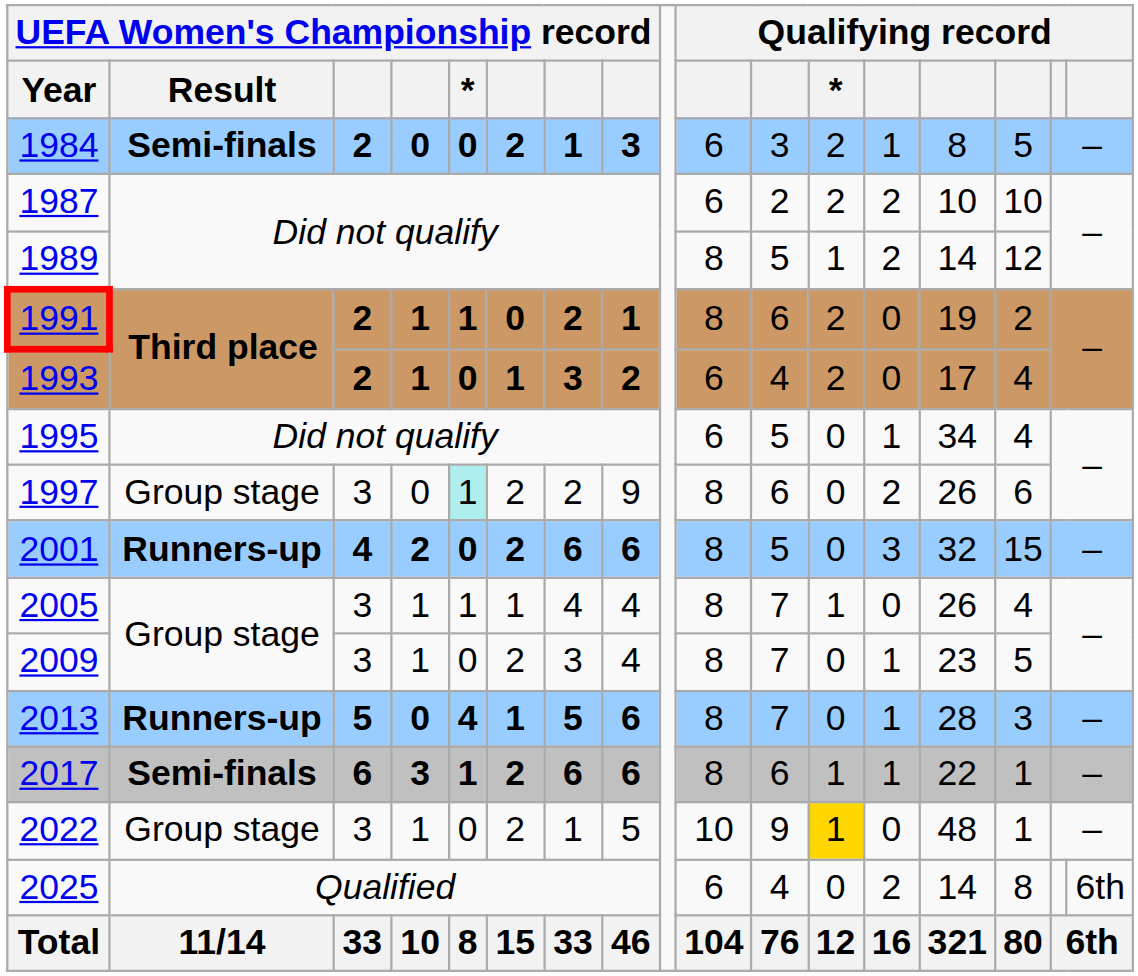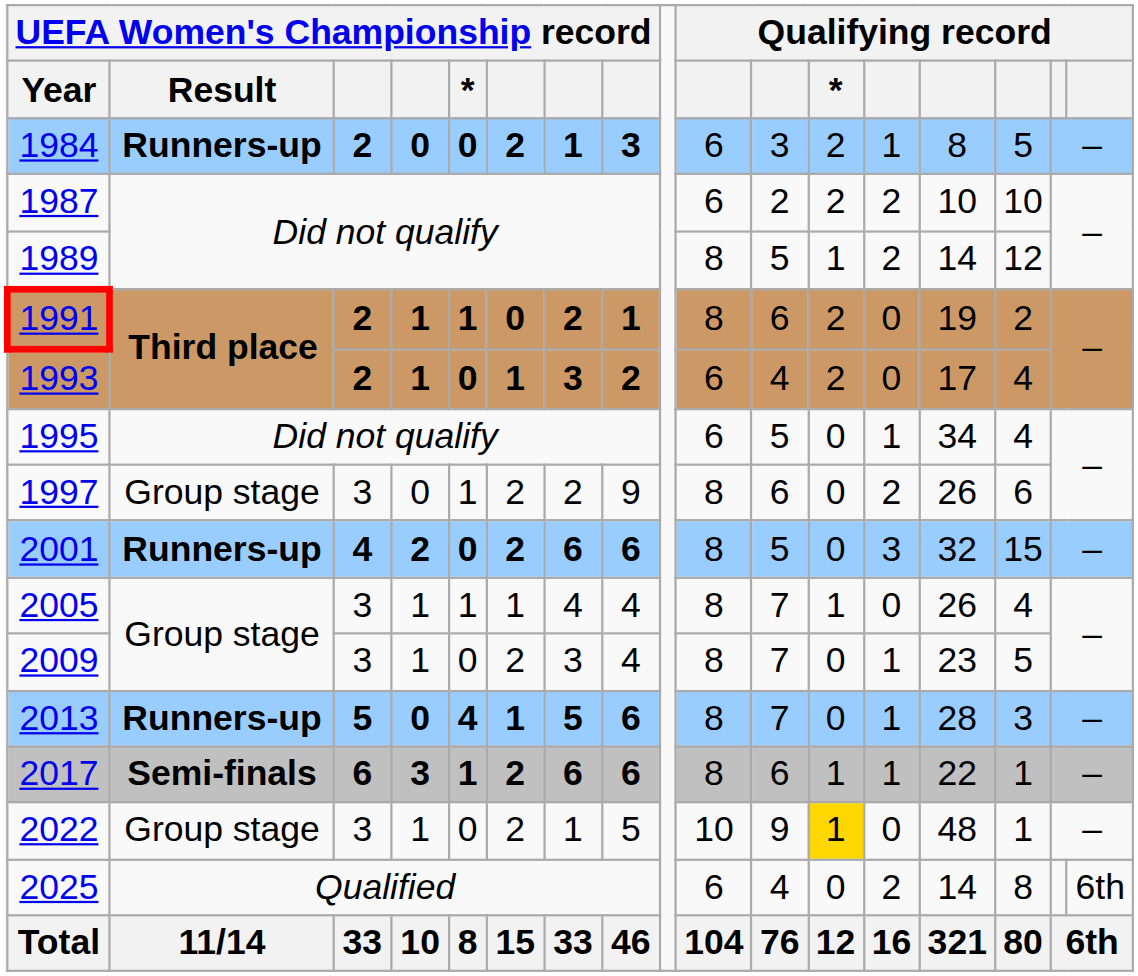(222, 145) Semi-finals -> (222, 145) Runners-up
(468, 492) paleturquoise background -> (468, 492) no background
